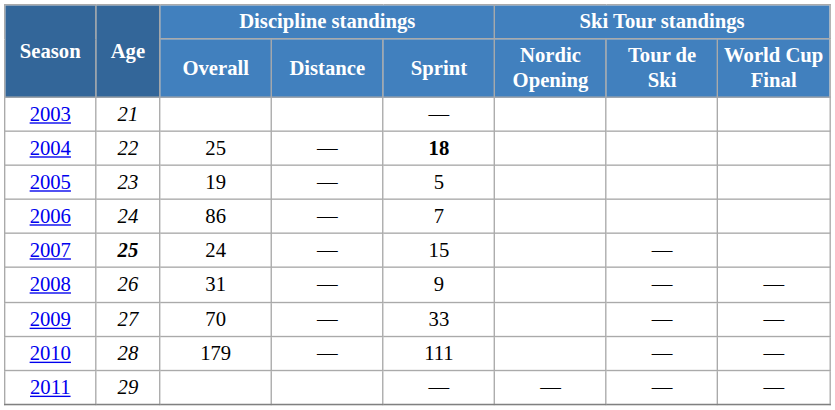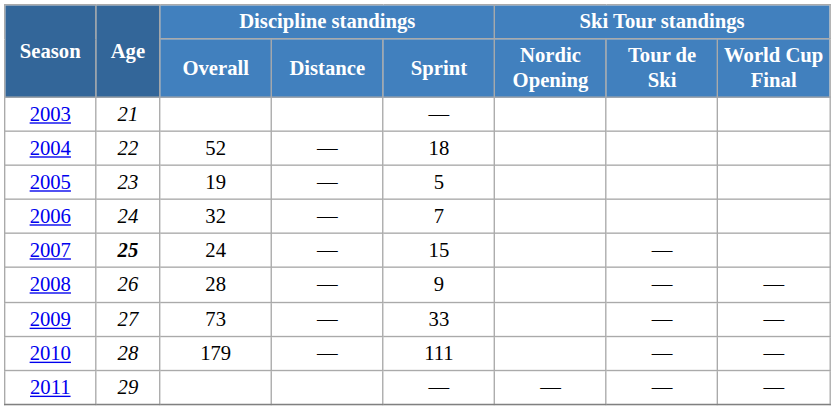(216, 148) 25 -> (216, 148) 52
(439, 148) bold -> (439, 148) normal
(216, 216) 86 -> (216, 216) 32
(216, 284) 31 -> (216, 284) 28
(216, 318) 70 -> (216, 318) 73
